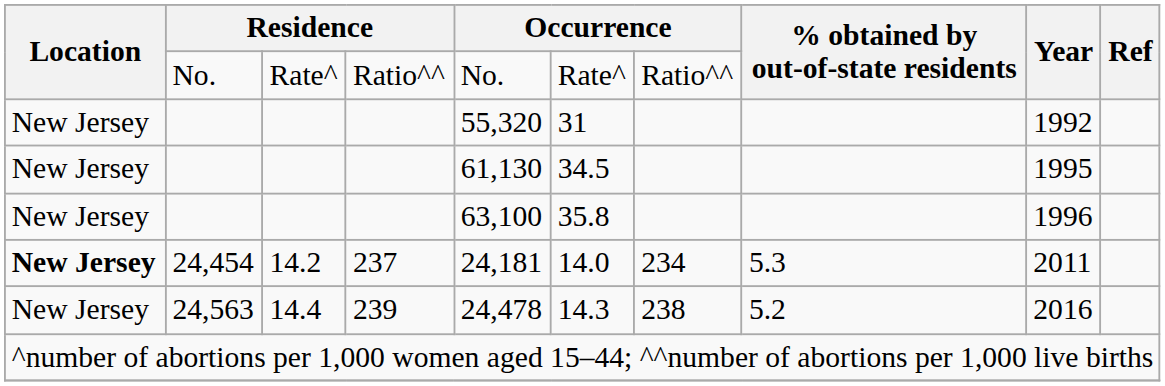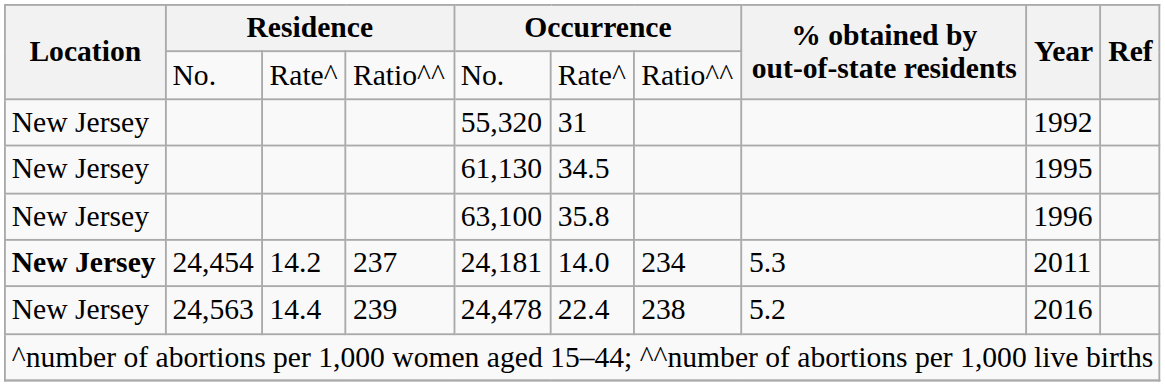(584, 309) 14.3 -> (584, 309) 22.4
